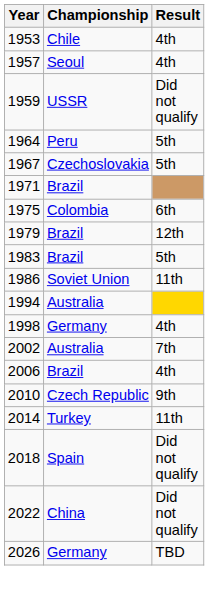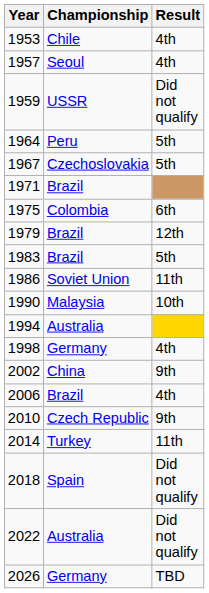+ row: (24, 302)
(75, 348) Australia -> (66, 372) China
(166, 348) 7th -> (166, 372) 9th
(66, 513) China -> (75, 536) Australia
